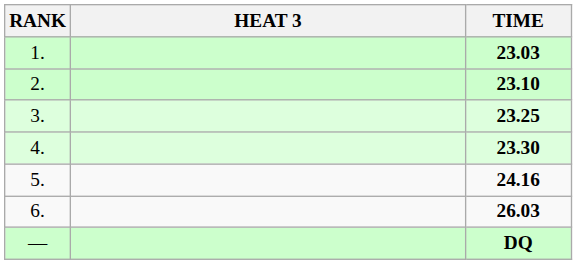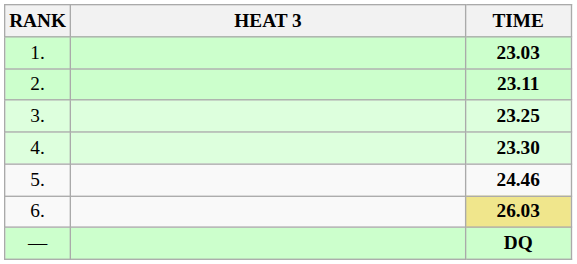(518, 84) 23.10 -> (518, 84) 23.11
(518, 179) 24.16 -> (518, 179) 24.46
(518, 211) no background -> (518, 211) khaki background
